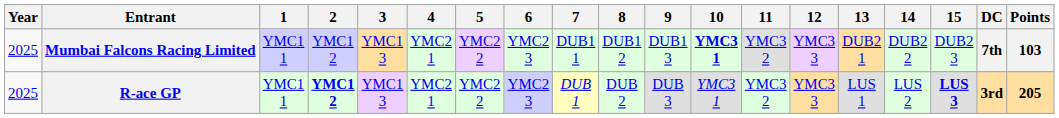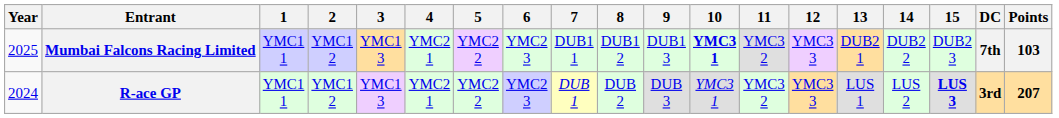(23, 92) 2025 -> (23, 92) 2024
(333, 92) bold -> (332, 92) normal
(1030, 92) 205 -> (1028, 92) 207
